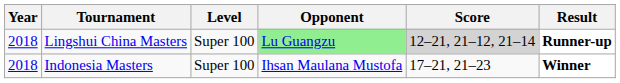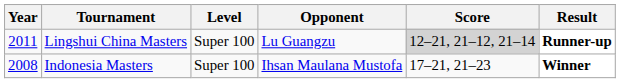(23, 41) 2018 -> (23, 41) 2011
(298, 41) lightgreen background -> (298, 41) no background
(23, 66) 2018 -> (23, 66) 2008
